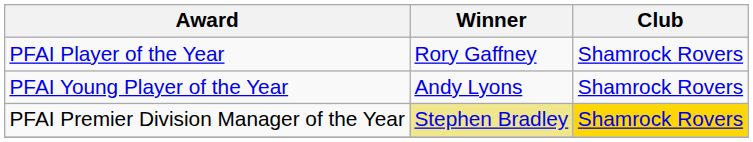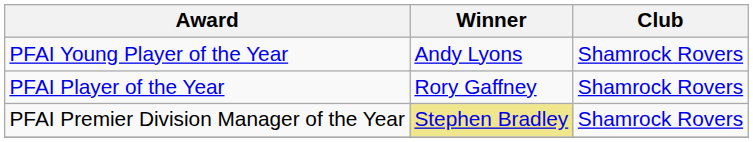rows swapped: (117, 53) <-> (149, 86)
(660, 119) gold background -> (660, 119) no background
